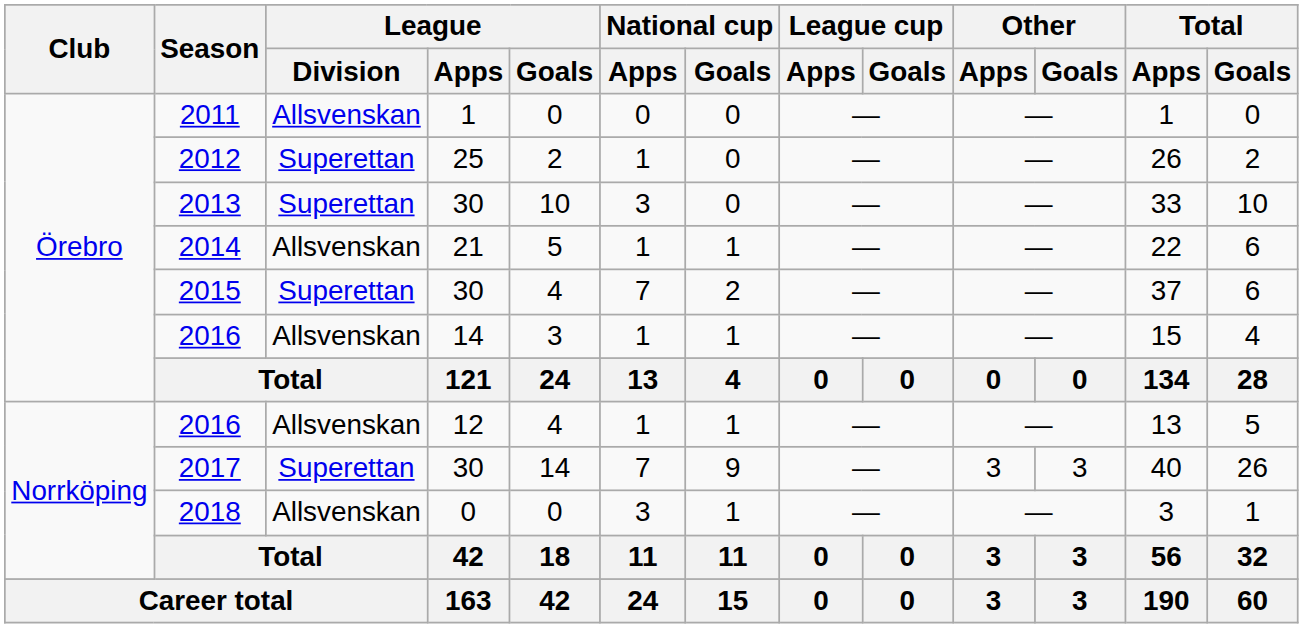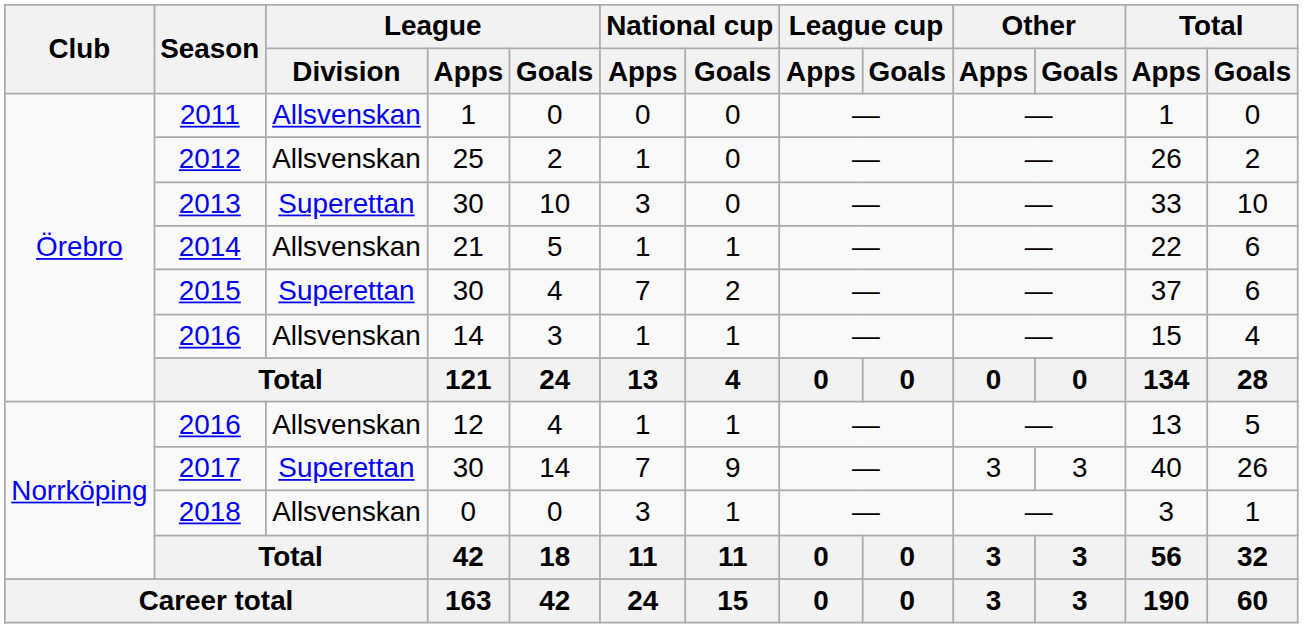(346, 159) Superettan -> (346, 159) Allsvenskan
